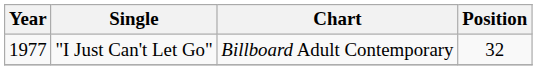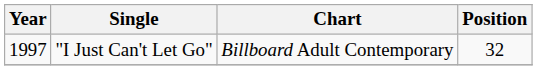(28, 49) 1977 -> (28, 49) 1997
